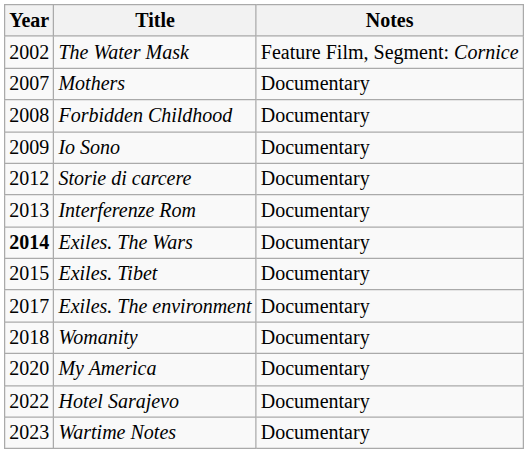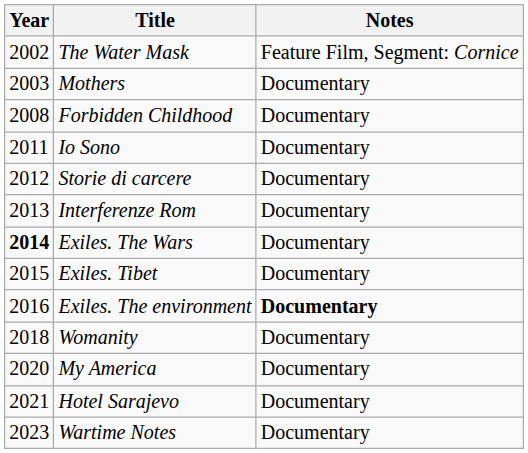(29, 83) 2007 -> (29, 83) 2003
(29, 147) 2009 -> (29, 147) 2011
(29, 305) 2017 -> (29, 305) 2016
(315, 305) normal -> (319, 305) bold
(29, 400) 2022 -> (29, 400) 2021
